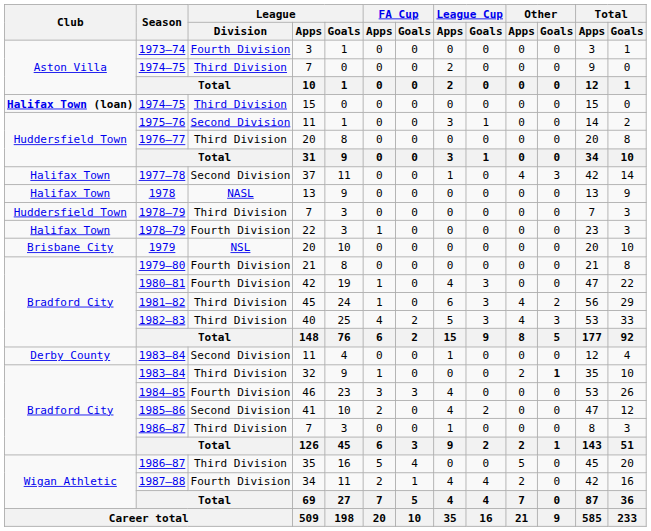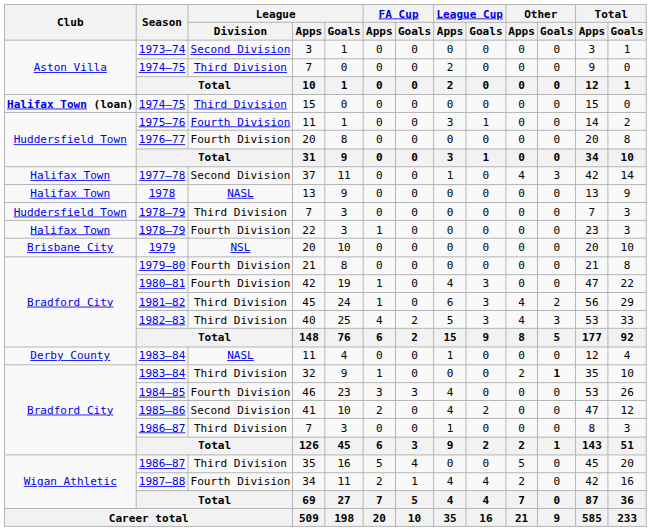(240, 49) Fourth Division -> (240, 49) Second Division
(240, 121) Second Division -> (240, 121) Fourth Division
(240, 139) Third Division -> (240, 139) Fourth Division
(240, 356) Second Division -> (240, 356) NASL
